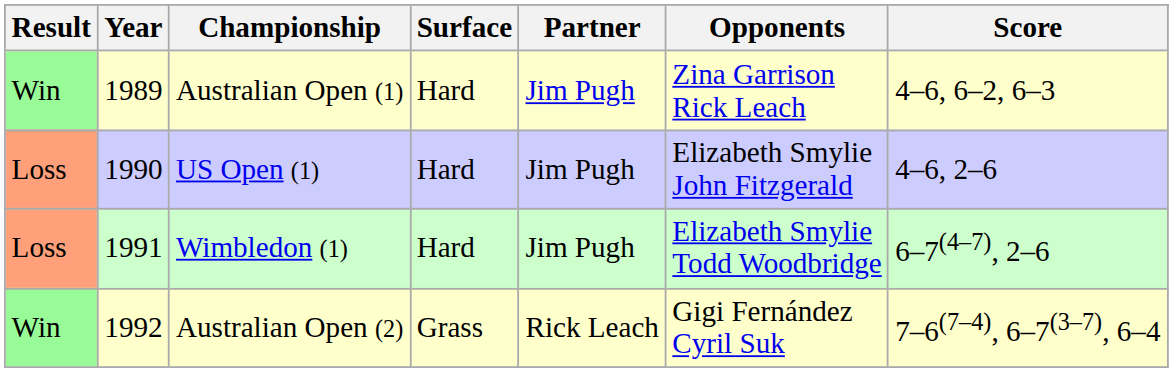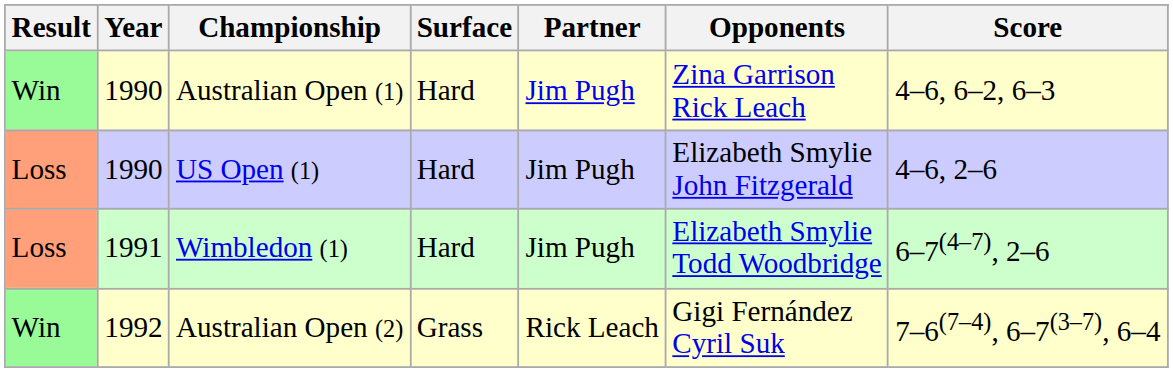(133, 90) 1989 -> (133, 90) 1990
